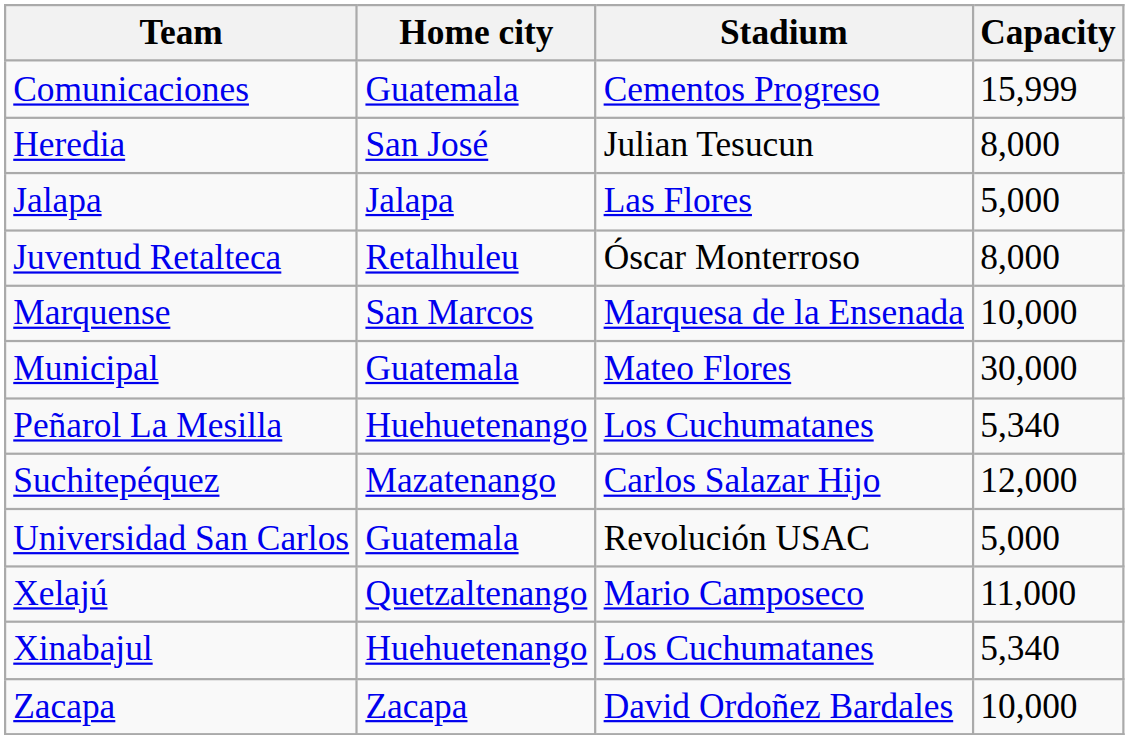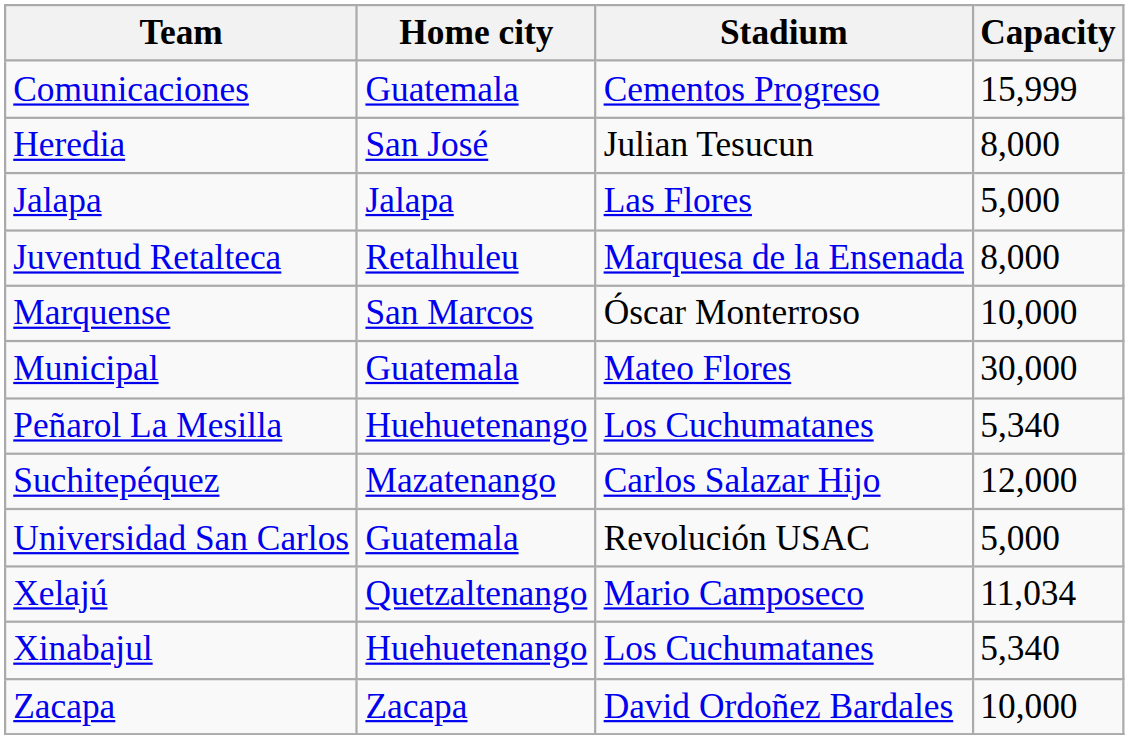(732, 256) Óscar Monterroso -> (784, 256) Marquesa de la Ensenada
(784, 312) Marquesa de la Ensenada -> (732, 312) Óscar Monterroso
(1028, 593) 11,000 -> (1028, 593) 11,034
